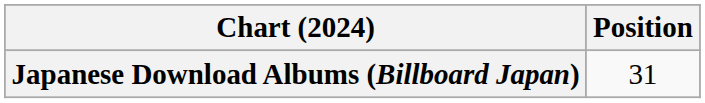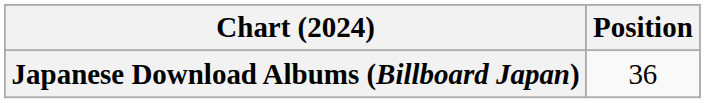(643, 73) 31 -> (643, 73) 36
